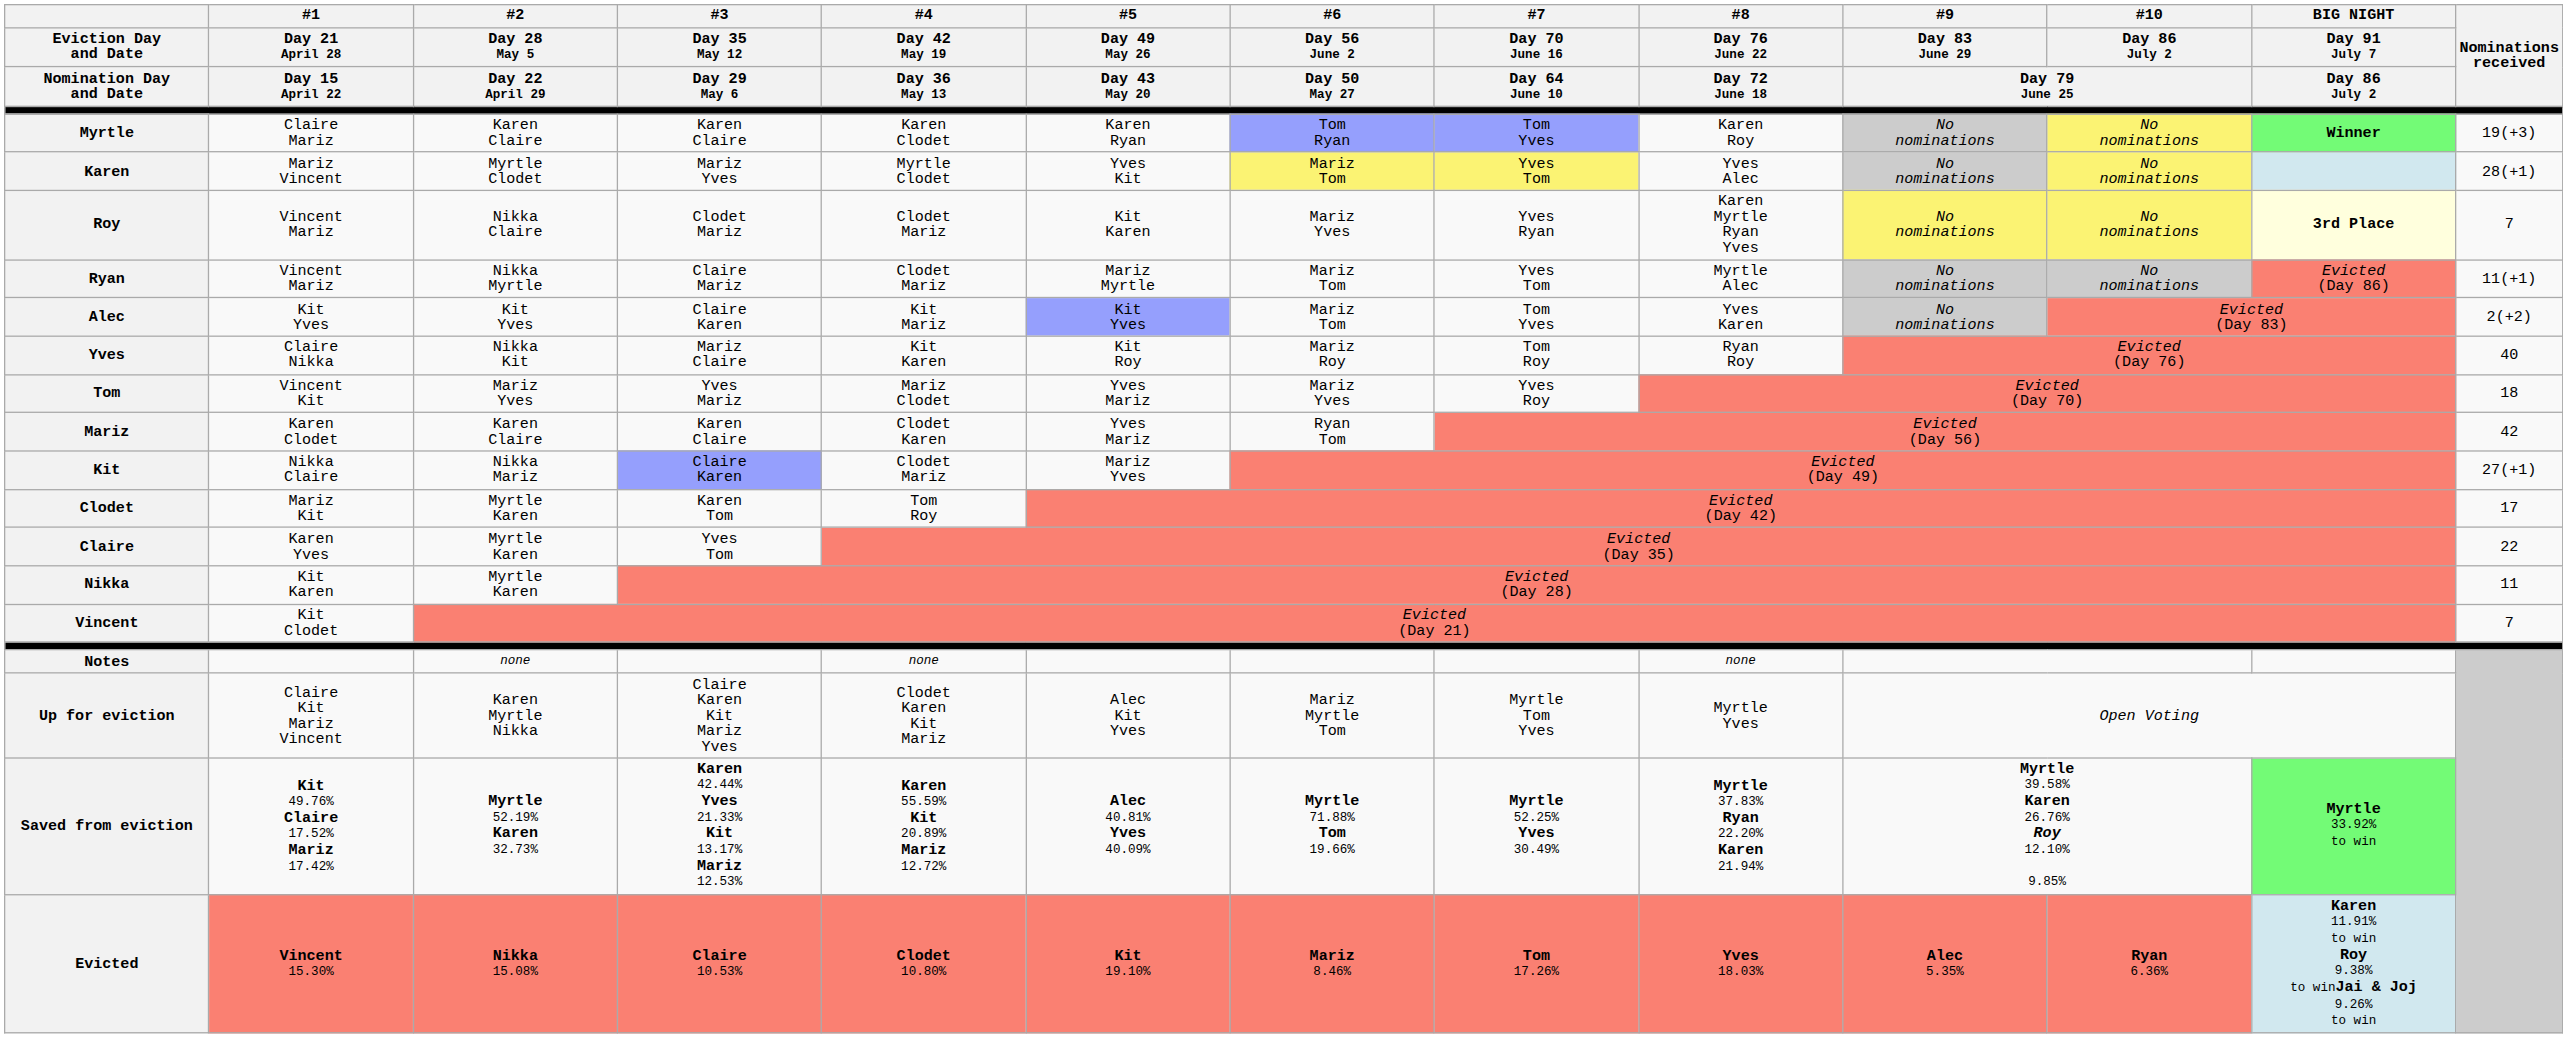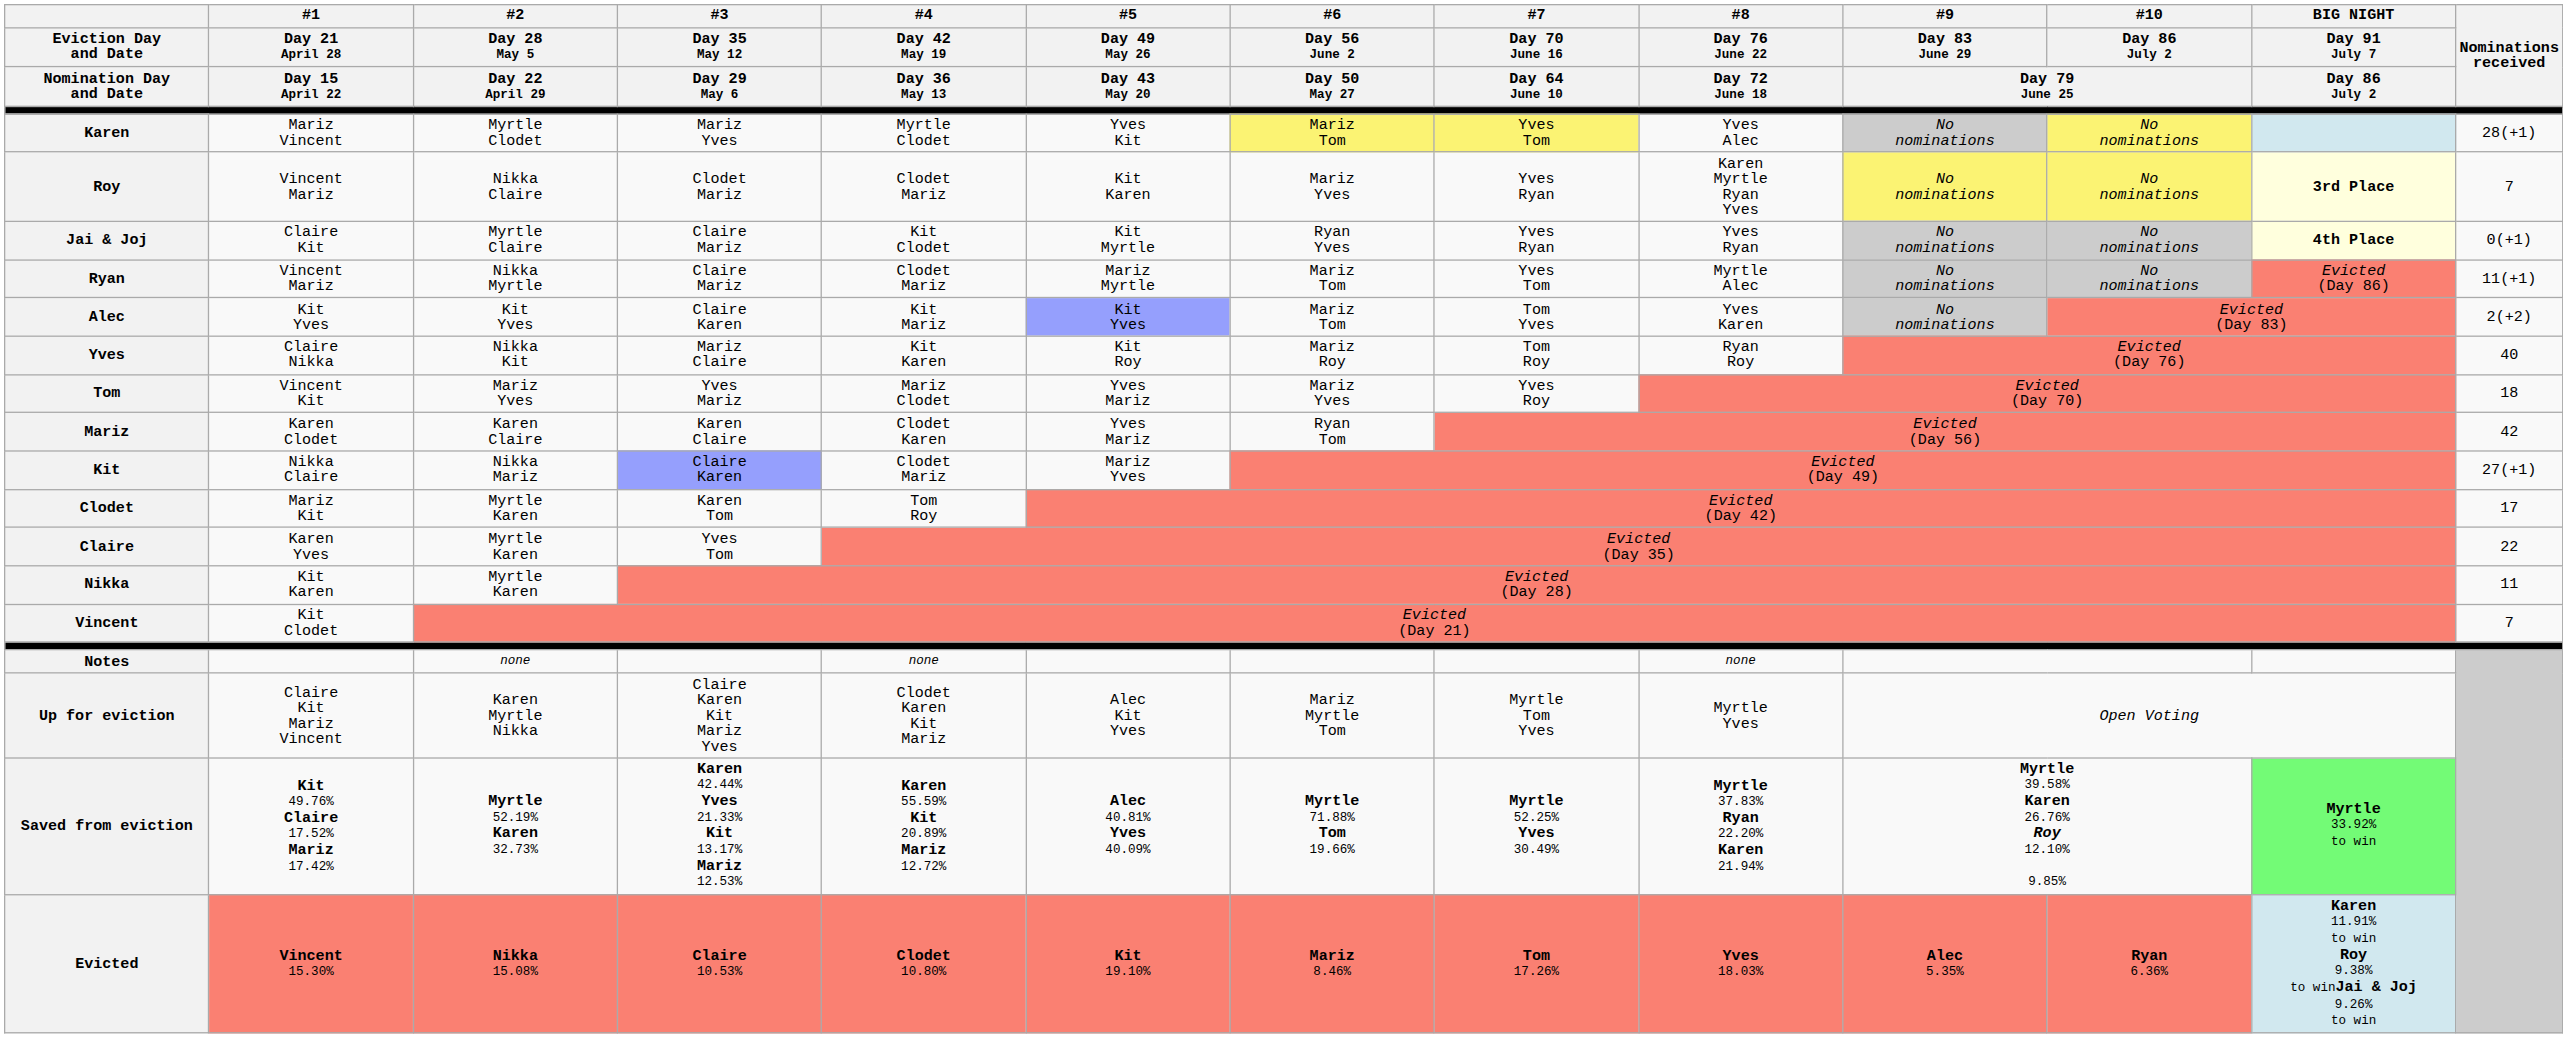- row: (107, 133)
+ row: (107, 240)
